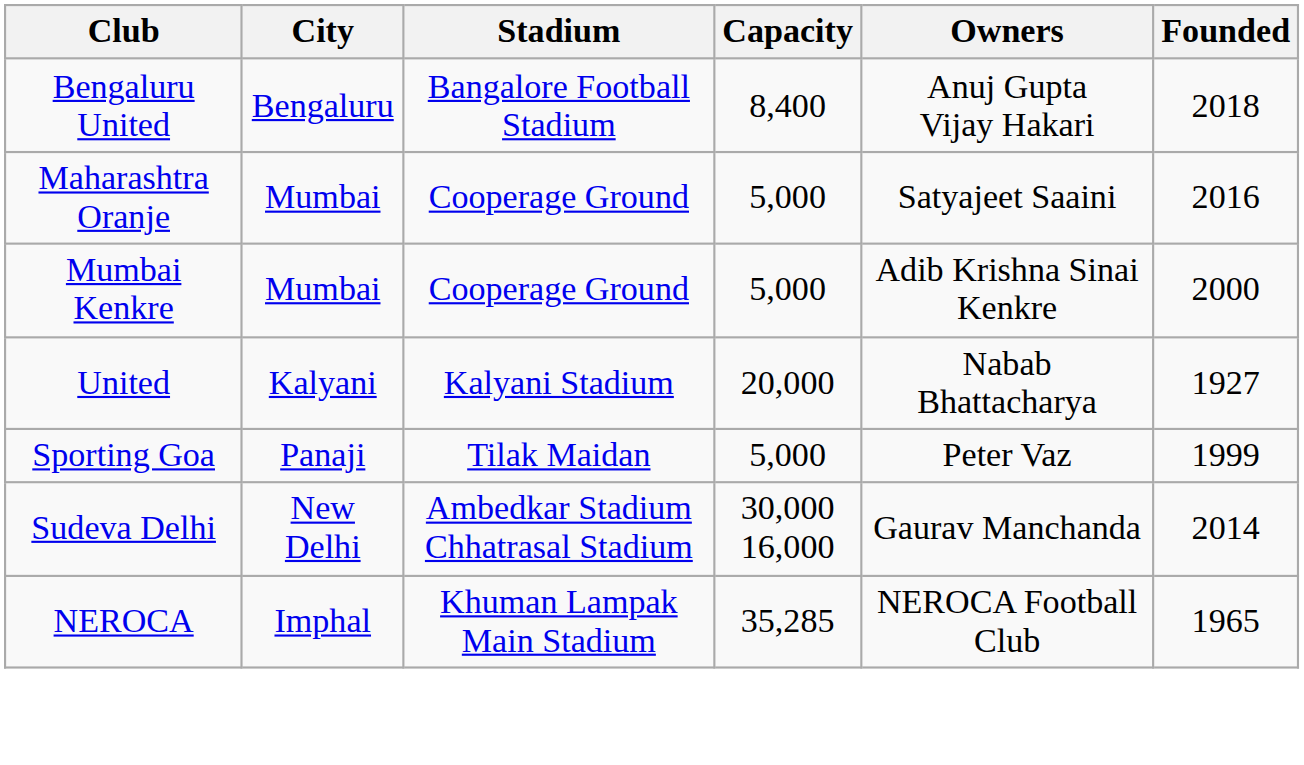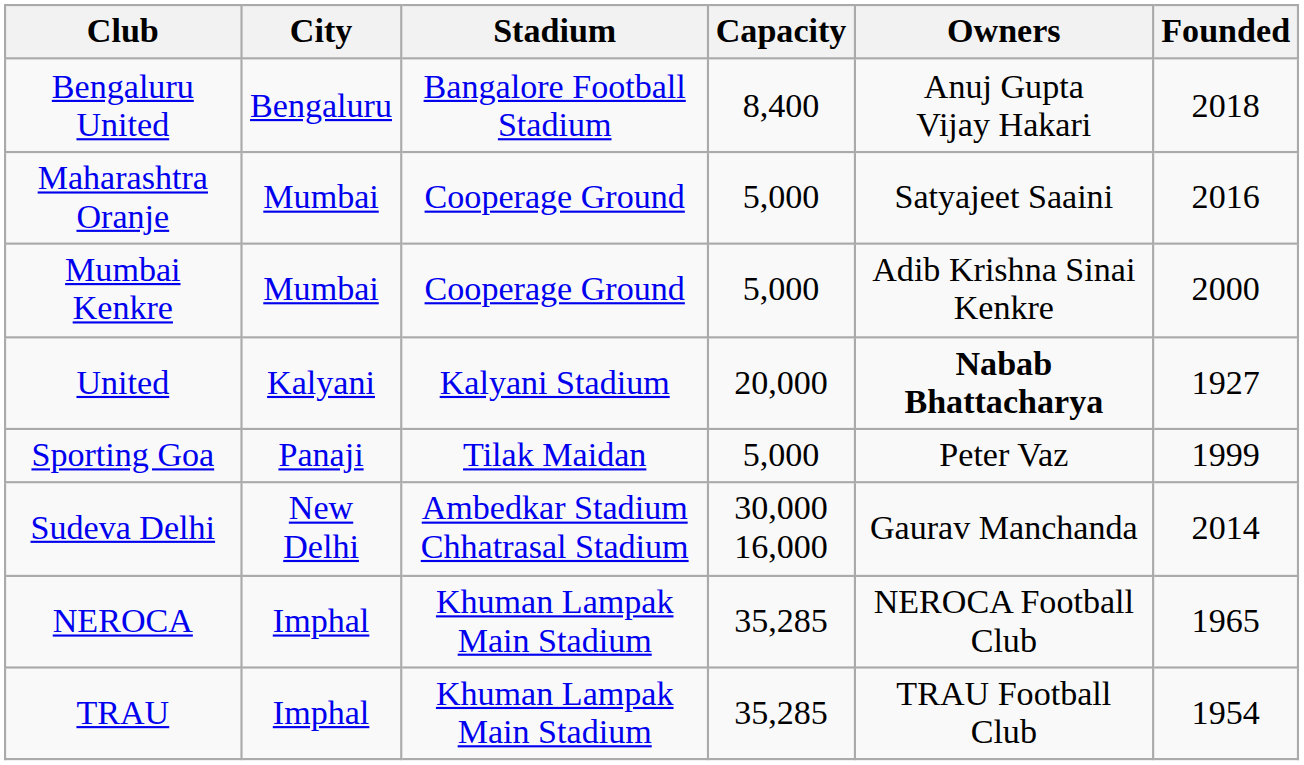(1007, 381) normal -> (1004, 381) bold
+ row: (123, 713)
